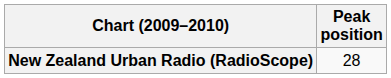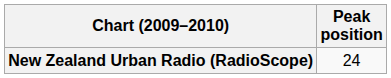(352, 60) 28 -> (352, 60) 24
